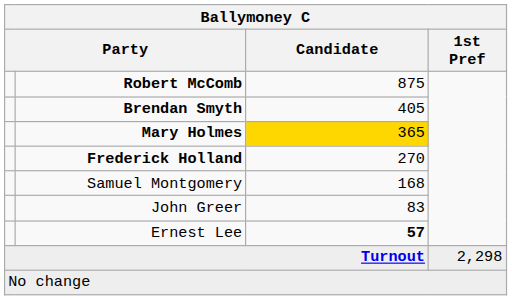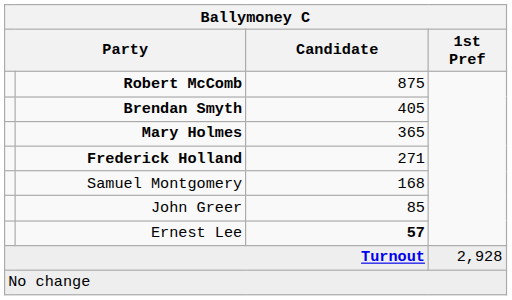(411, 134) gold background -> (411, 134) no background
(411, 158) 270 -> (411, 158) 271
(416, 208) 83 -> (416, 208) 85
(480, 258) 2,298 -> (480, 258) 2,928
